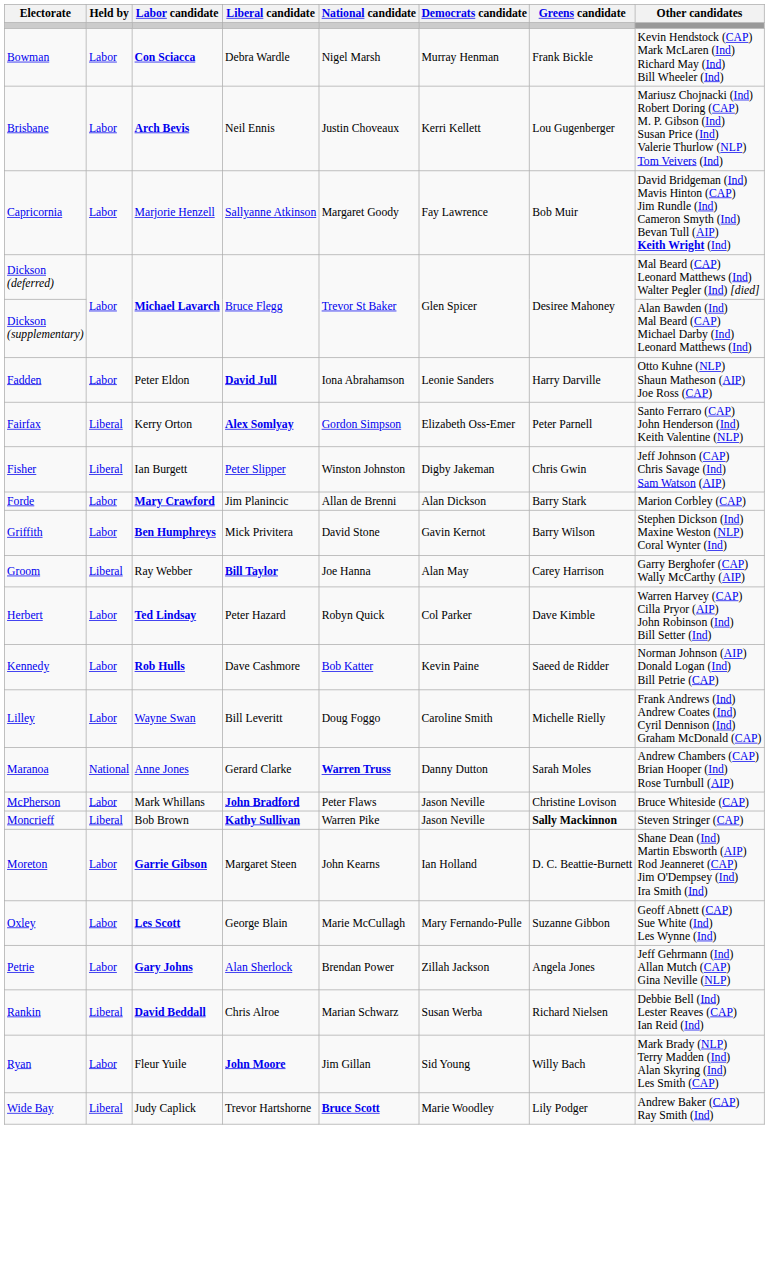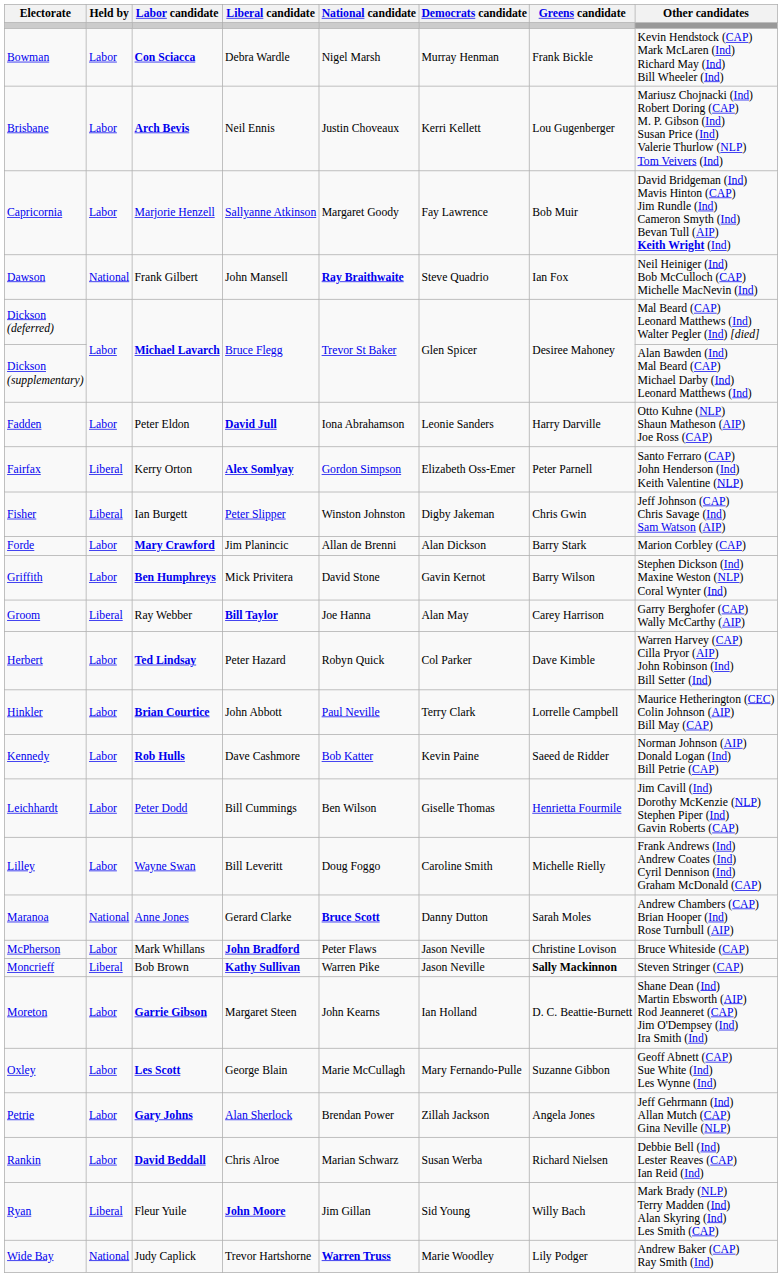+ row: (26, 277)
+ row: (25, 712)
+ row: (32, 808)
(356, 770) Warren Truss -> (351, 917) Bruce Scott
(106, 1012) Liberal -> (103, 1160) Labor
(103, 1063) Labor -> (106, 1211) Liberal
(106, 1108) Liberal -> (109, 1256) National
(351, 1108) Bruce Scott -> (356, 1256) Warren Truss
